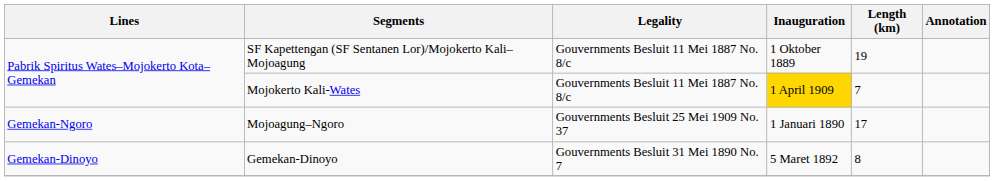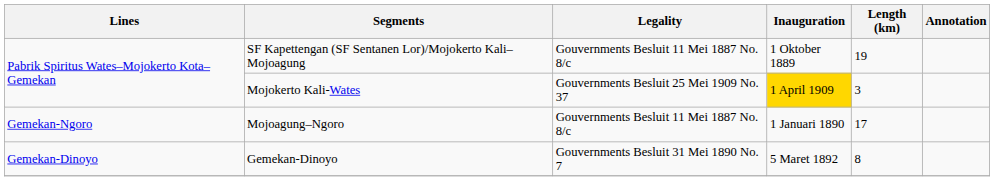(657, 90) Gouvernments Besluit 11 Mei 1887 No. 8/c -> (657, 90) Gouvernments Besluit 25 Mei 1909 No. 37
(858, 90) 7 -> (858, 90) 3
(657, 124) Gouvernments Besluit 25 Mei 1909 No. 37 -> (657, 124) Gouvernments Besluit 11 Mei 1887 No. 8/c
